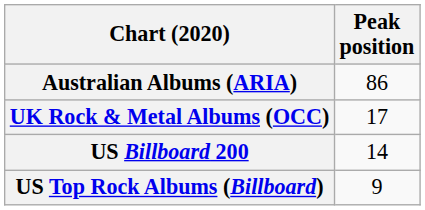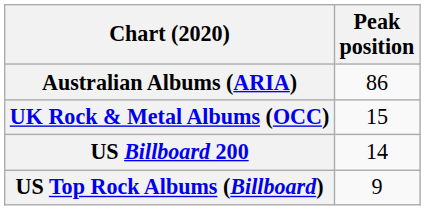(377, 116) 17 -> (377, 116) 15
